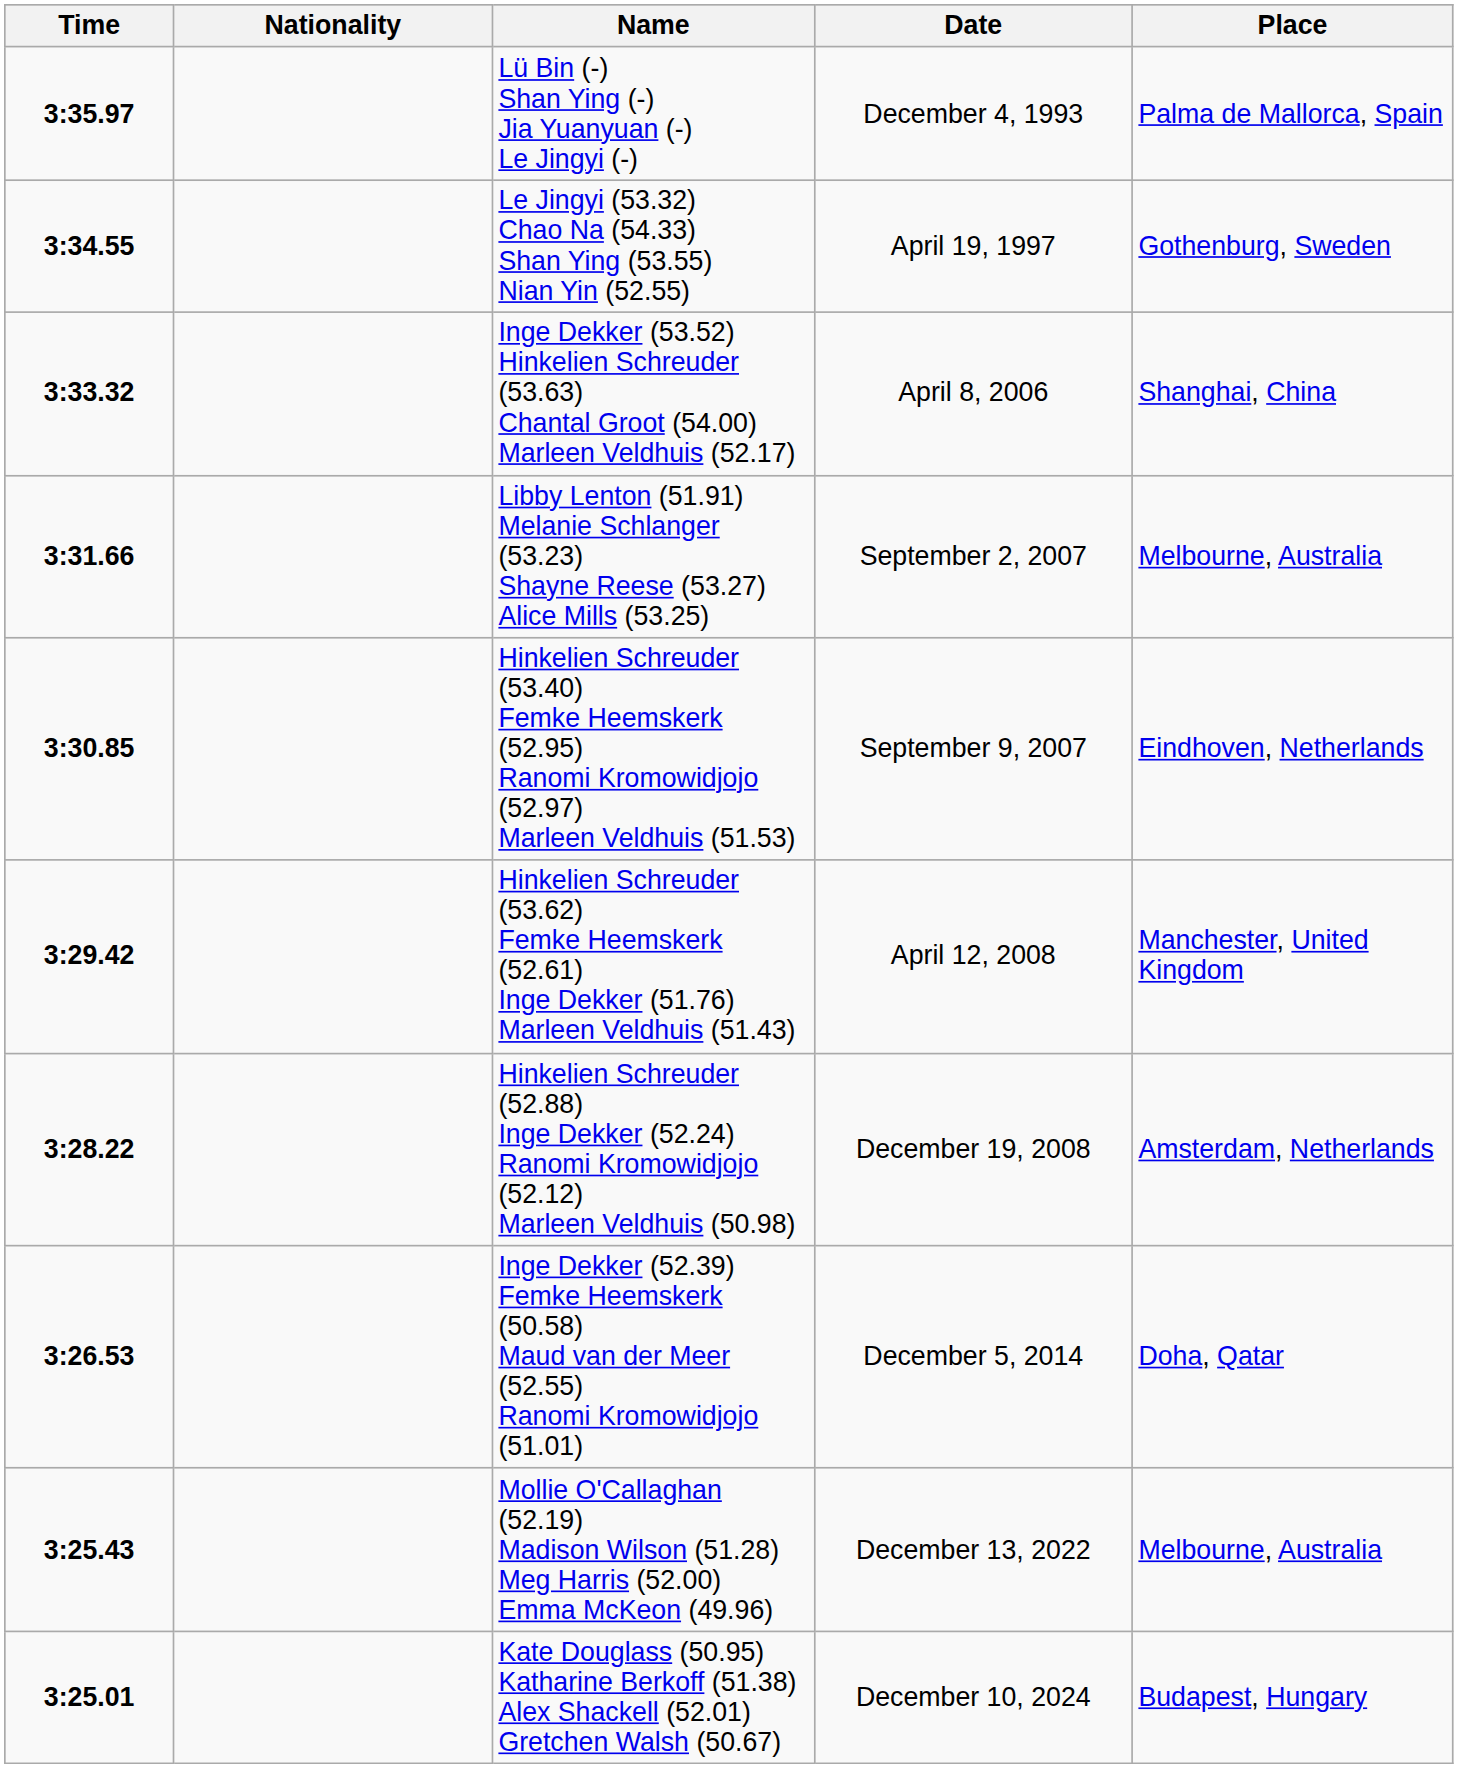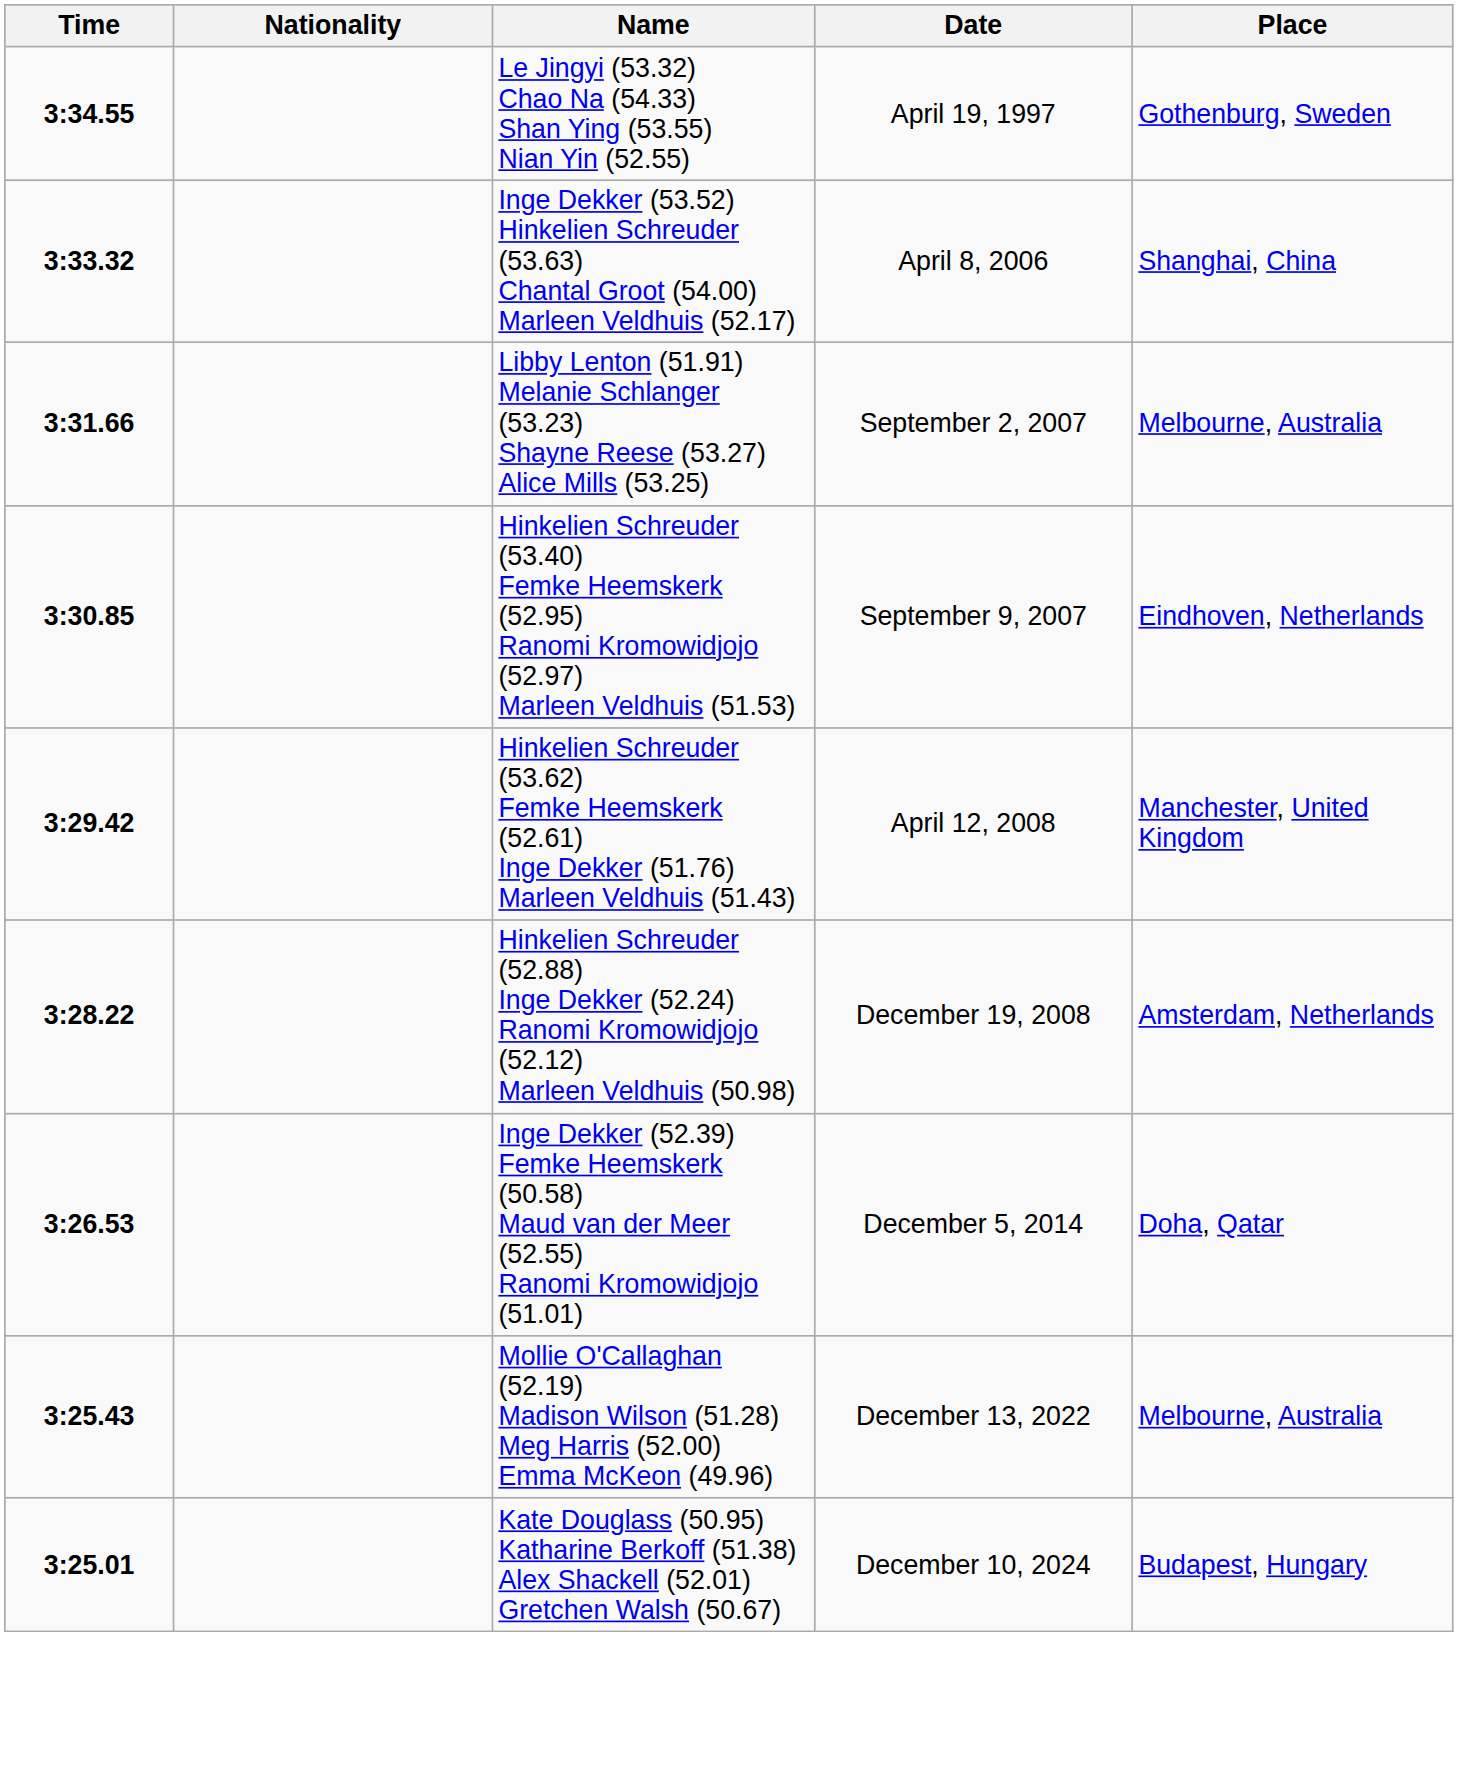- row: (595, 113)
